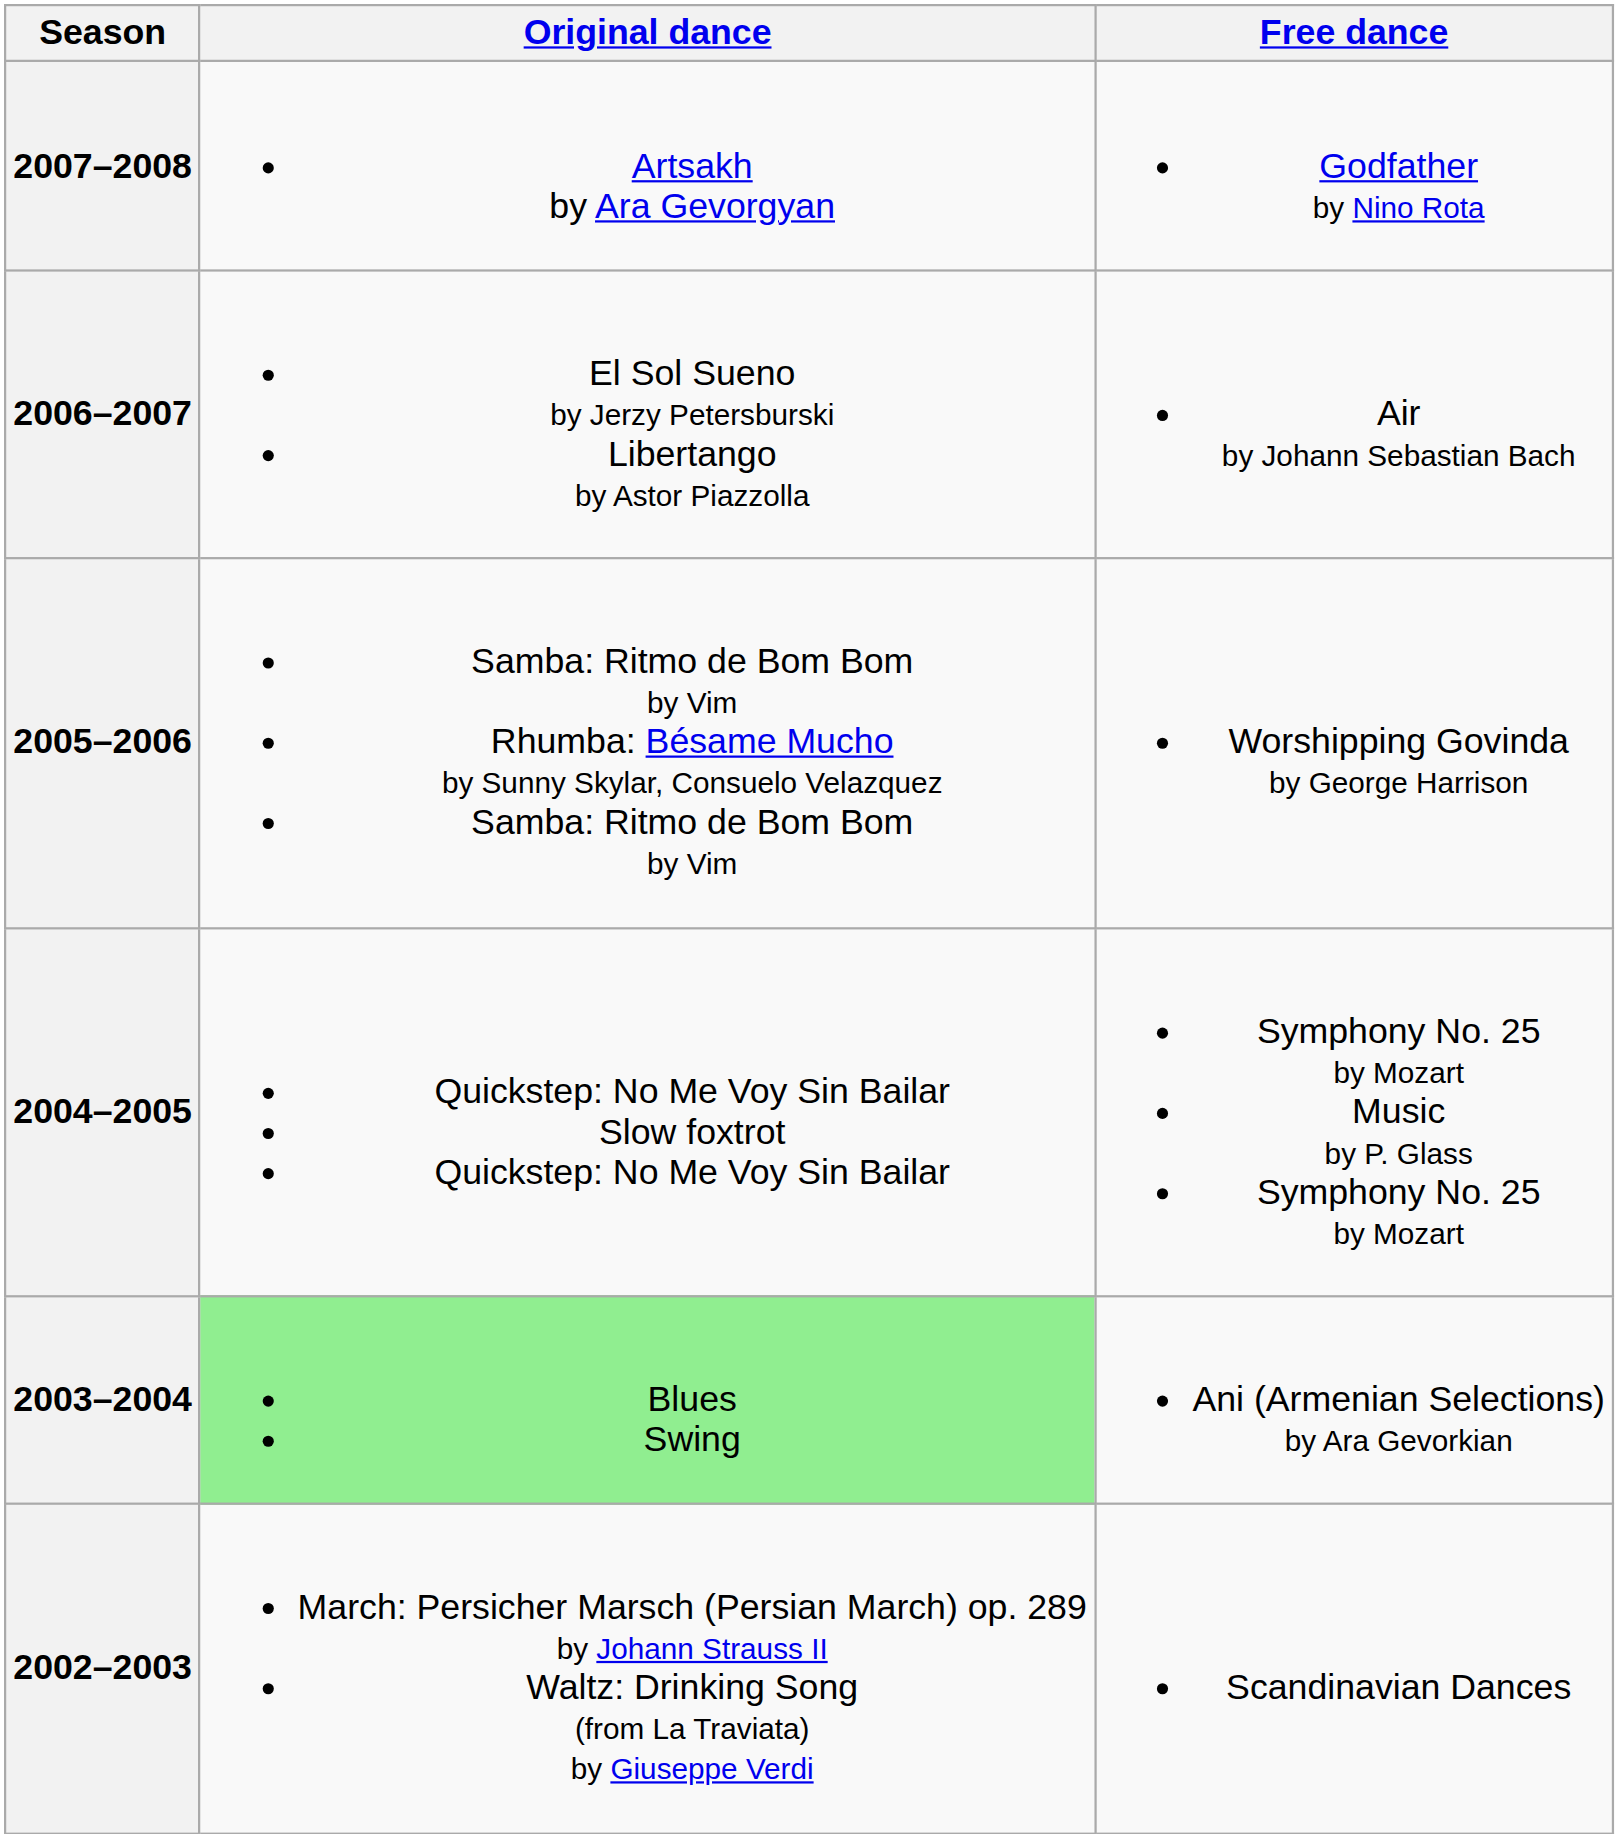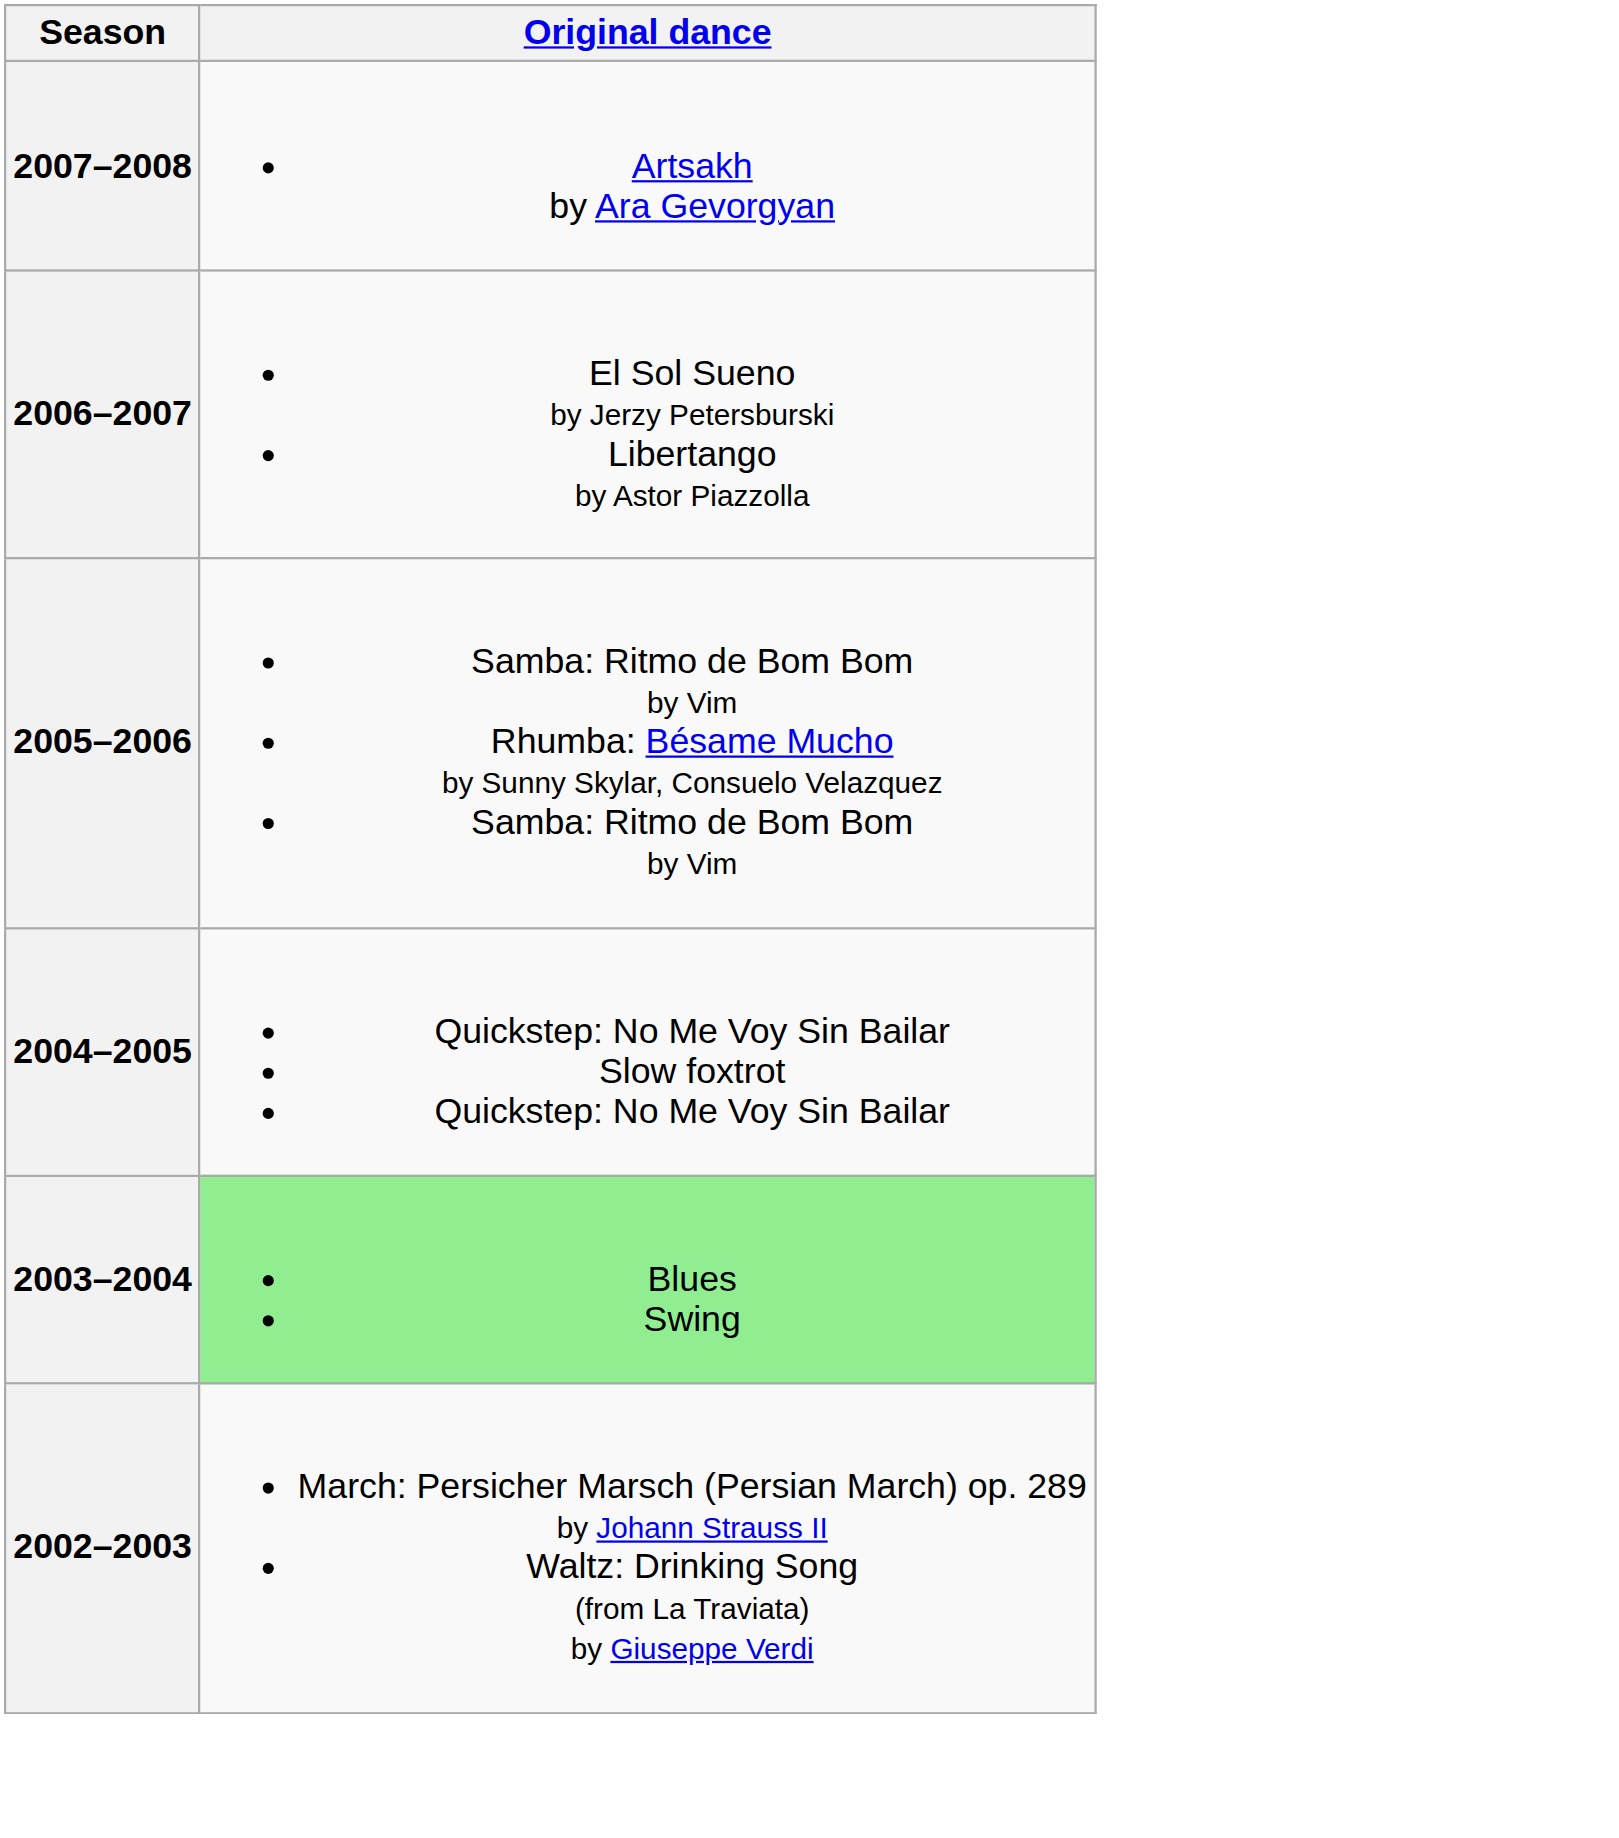- column: (1354, 32)
